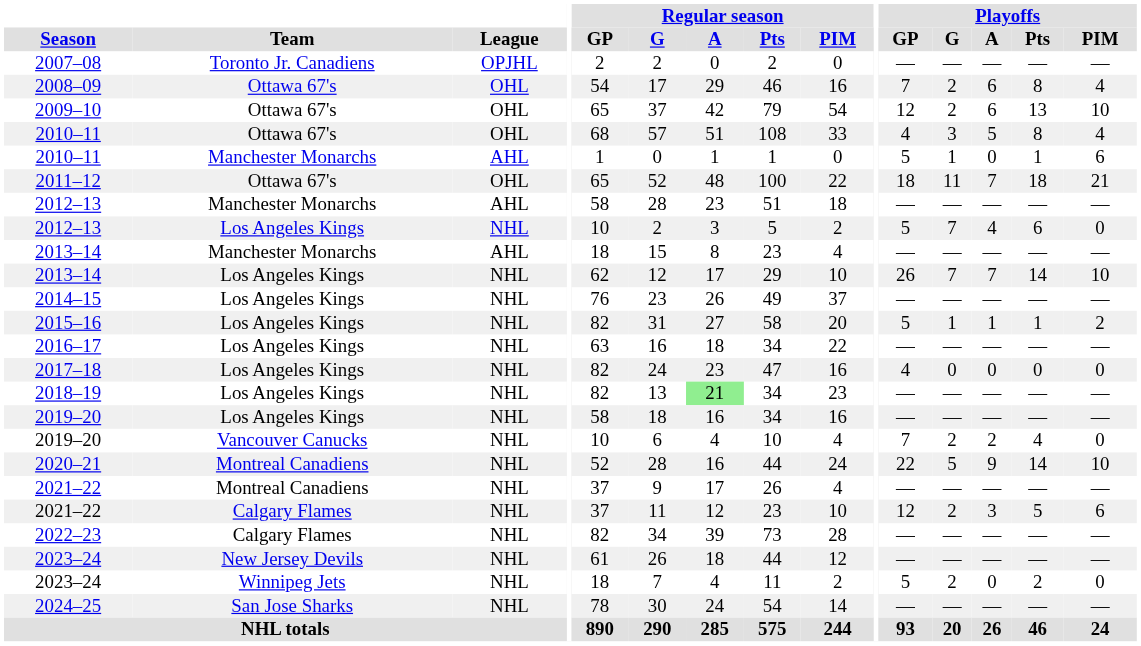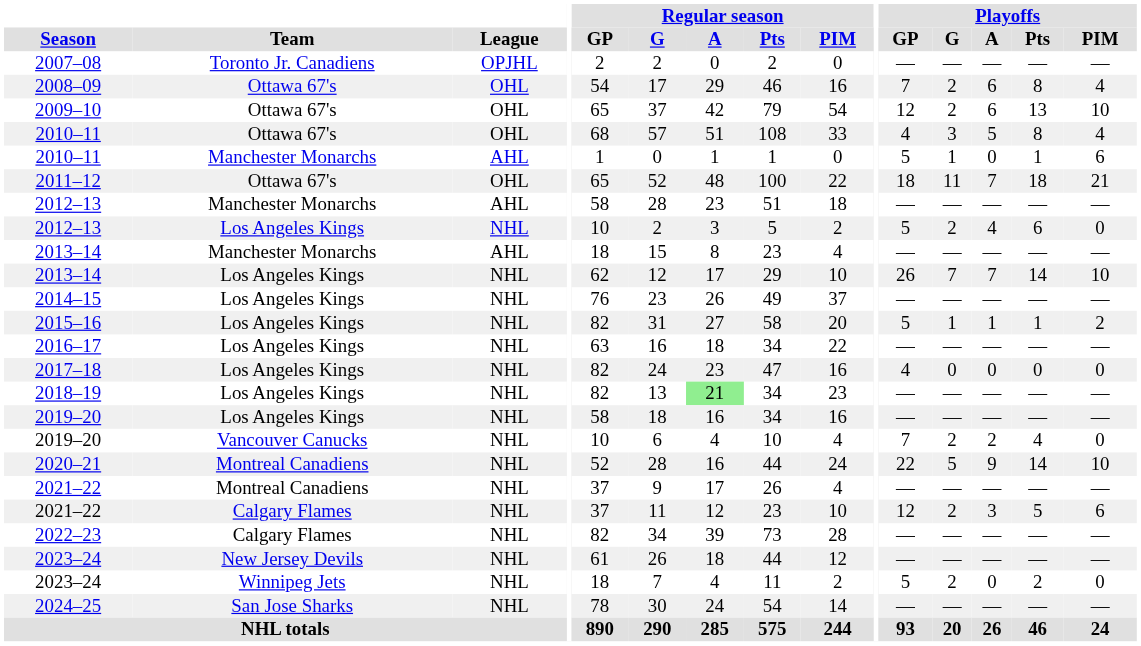(952, 228) 7 -> (952, 228) 2
